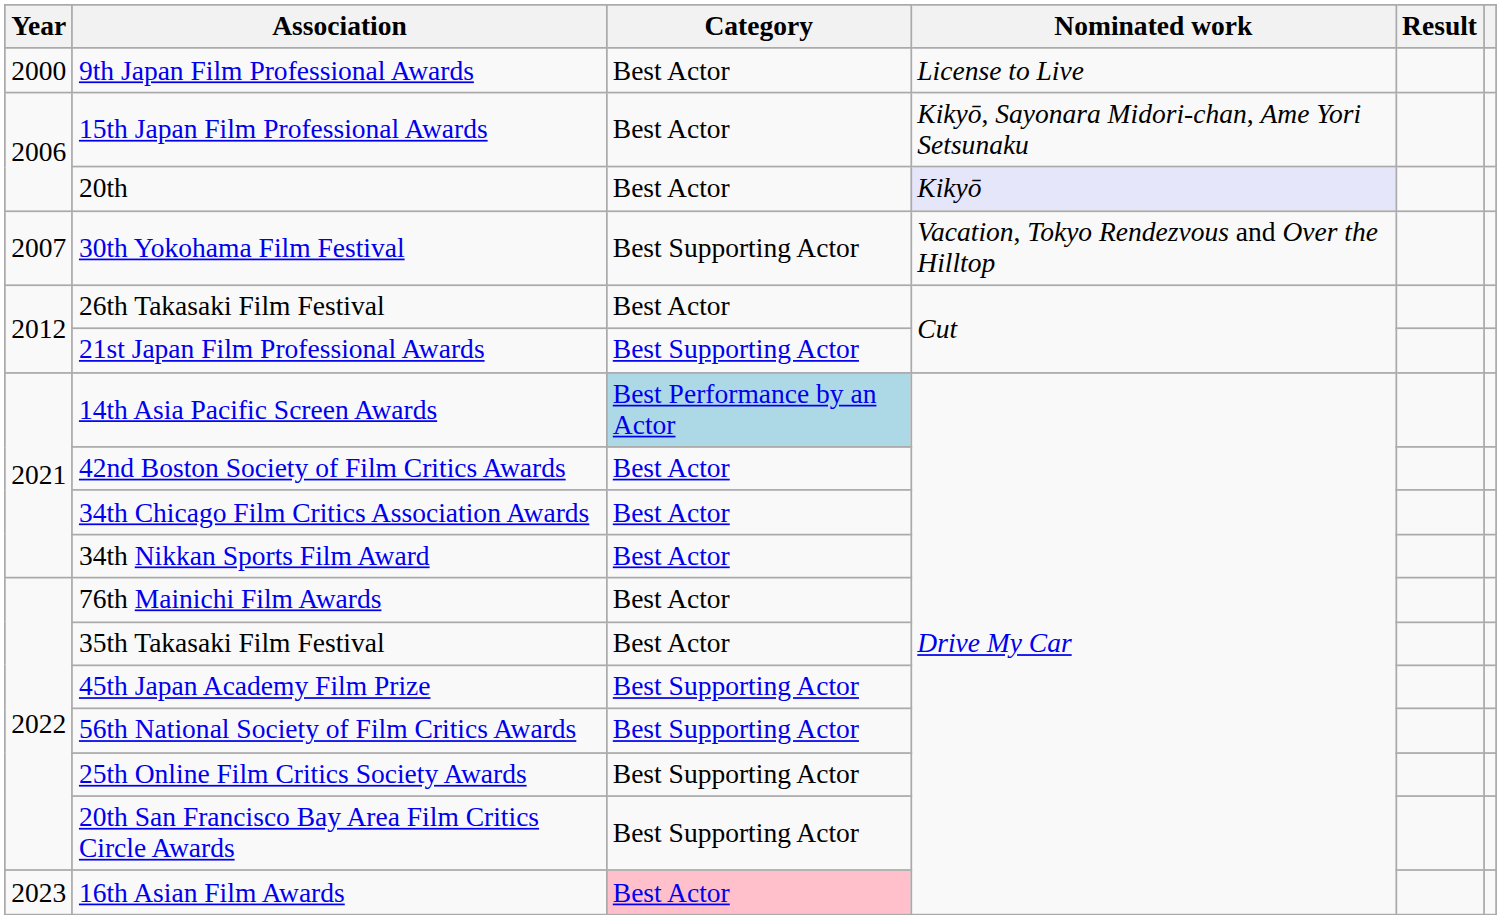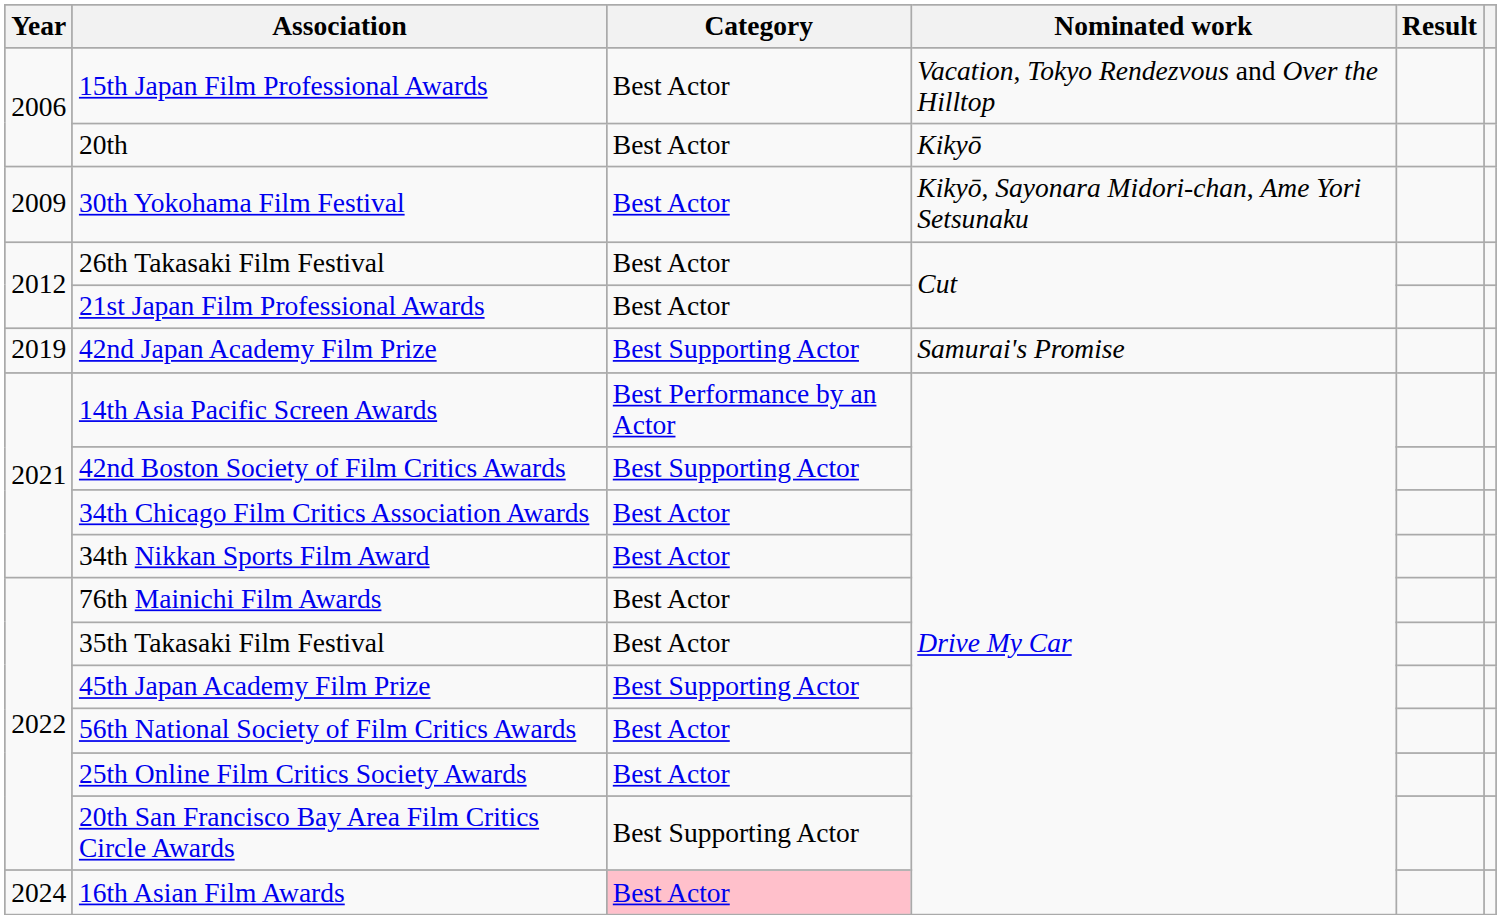- row: (276, 69)
(1139, 129) Kikyō, Sayonara Midori-chan, Ame Yori Setsunaku -> (1148, 85) Vacation, Tokyo Rendezvous and Over the Hilltop
(949, 188) lavender background -> (949, 144) no background
(39, 247) 2007 -> (39, 203) 2009
(736, 247) Best Supporting Actor -> (671, 203) Best Actor
(1148, 247) Vacation, Tokyo Rendezvous and Over the Hilltop -> (1139, 203) Kikyō, Sayonara Midori-chan, Ame Yori Setsunaku
(736, 350) Best Supporting Actor -> (671, 306) Best Actor
+ row: (258, 350)
(745, 409) lightblue background -> (745, 409) no background
(671, 468) Best Actor -> (736, 468) Best Supporting Actor
(736, 730) Best Supporting Actor -> (671, 730) Best Actor
(736, 773) Best Supporting Actor -> (671, 773) Best Actor
(39, 892) 2023 -> (39, 892) 2024
